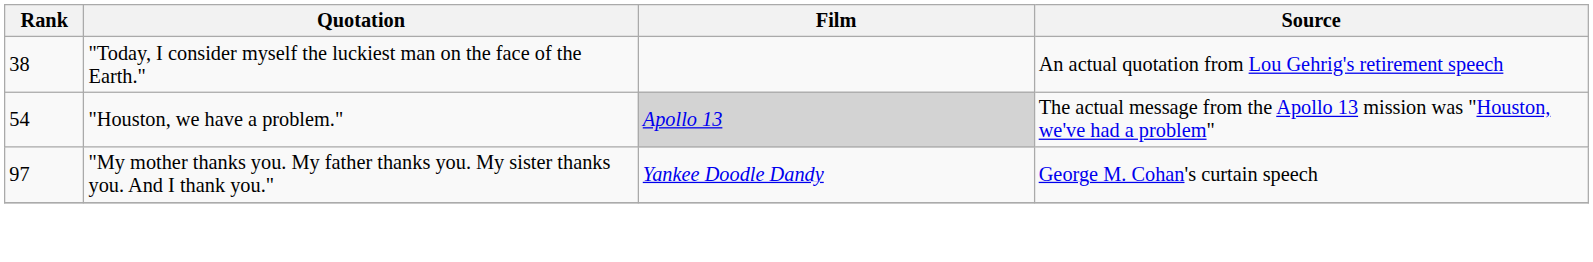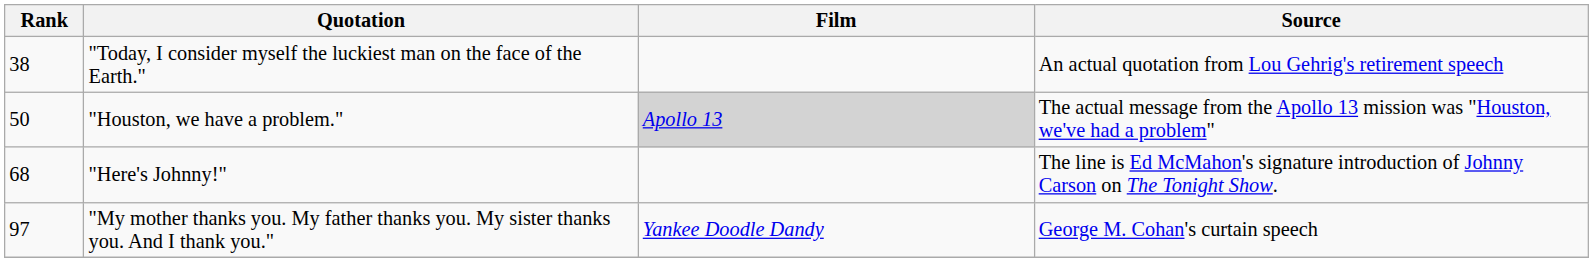(19, 119) 54 -> (19, 119) 50
+ row: (158, 174)
